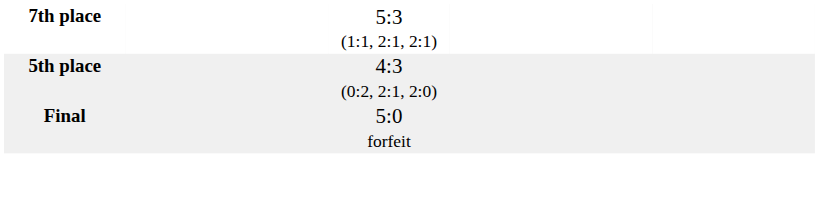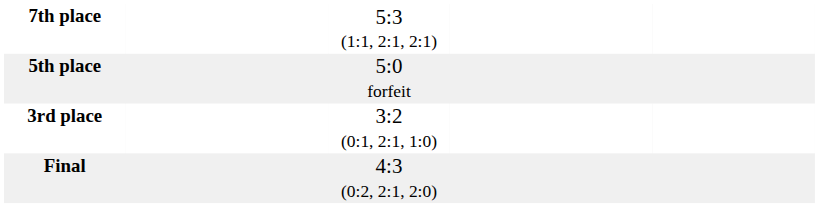(389, 78) 4:3 (0:2, 2:1, 2:0) -> (389, 78) 5:0 forfeit
+ row: (65, 115)
(389, 128) 5:0 forfeit -> (389, 178) 4:3 (0:2, 2:1, 2:0)
